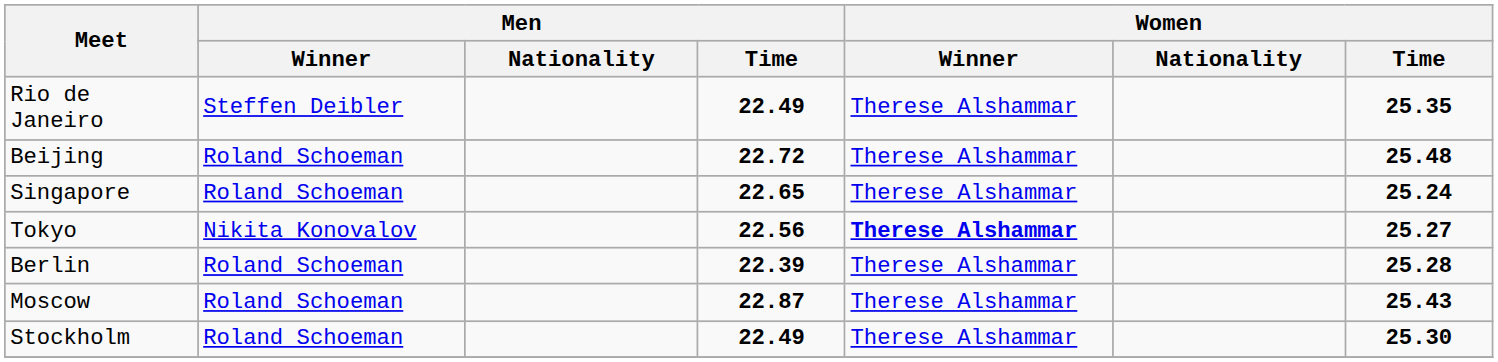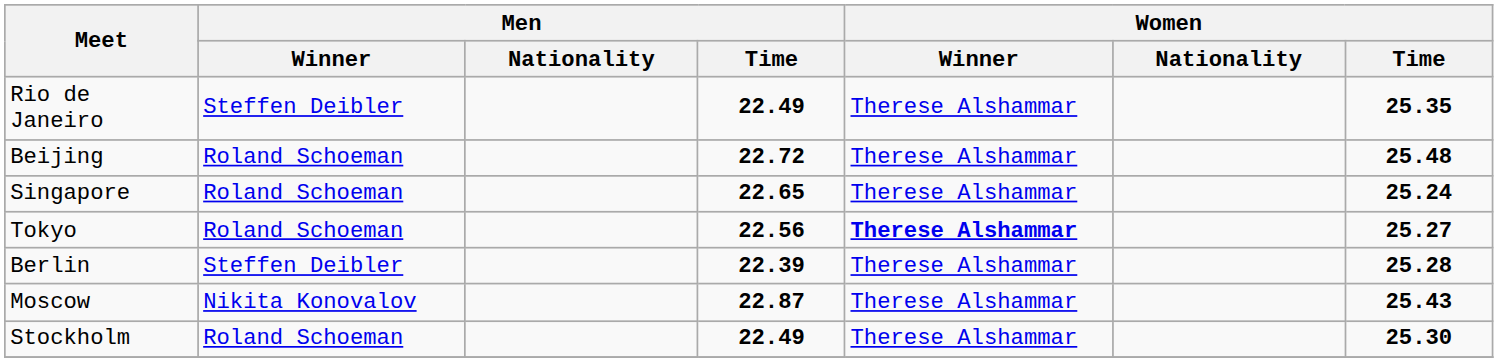(310, 230) Nikita Konovalov -> (303, 230) Roland Schoeman
(303, 266) Roland Schoeman -> (303, 266) Steffen Deibler
(303, 302) Roland Schoeman -> (310, 302) Nikita Konovalov
